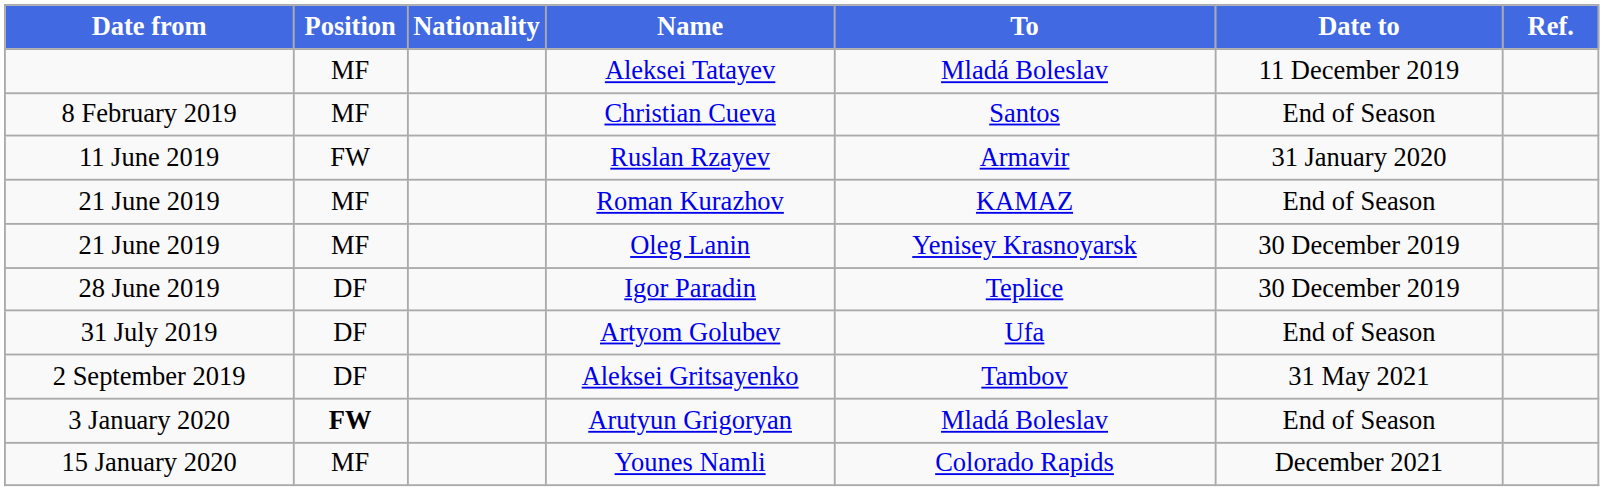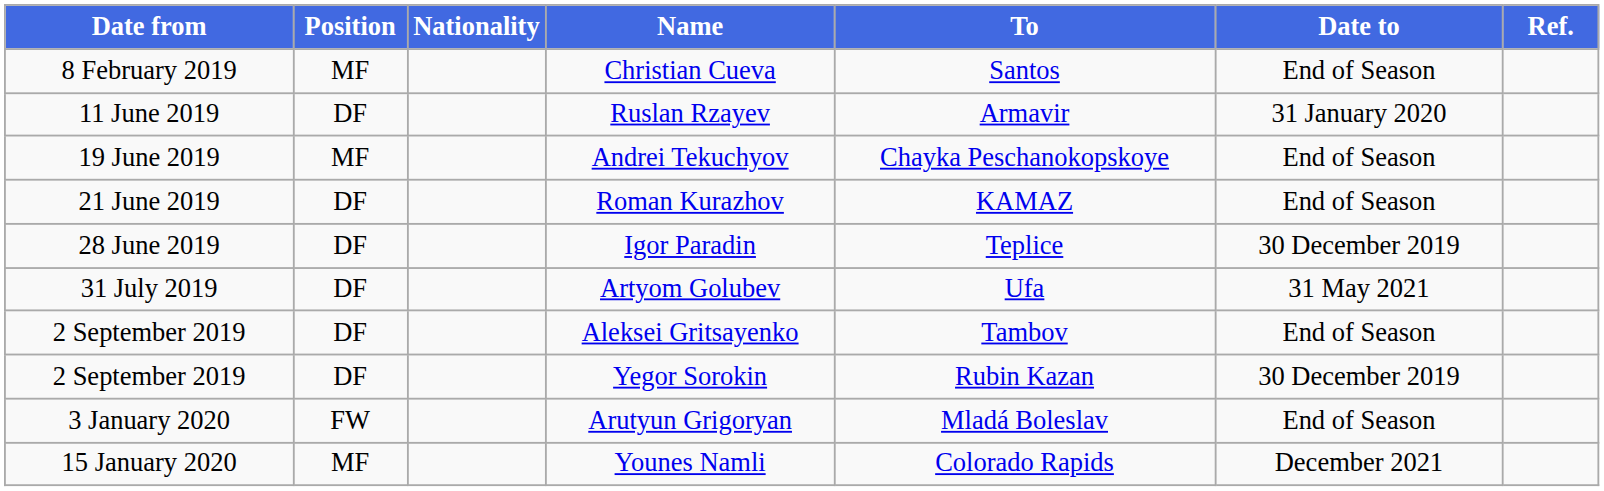- row: (690, 70)
(350, 157) FW -> (350, 114) DF
+ row: (690, 157)
(350, 201) MF -> (350, 201) DF
- row: (690, 245)
(1359, 332) End of Season -> (1359, 288) 31 May 2021
(1359, 376) 31 May 2021 -> (1359, 332) End of Season
+ row: (690, 376)
(350, 420) bold -> (350, 420) normal
